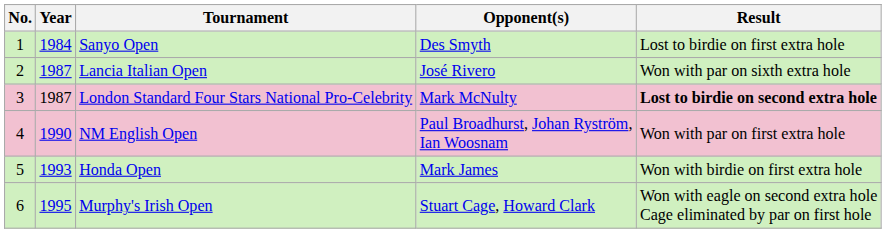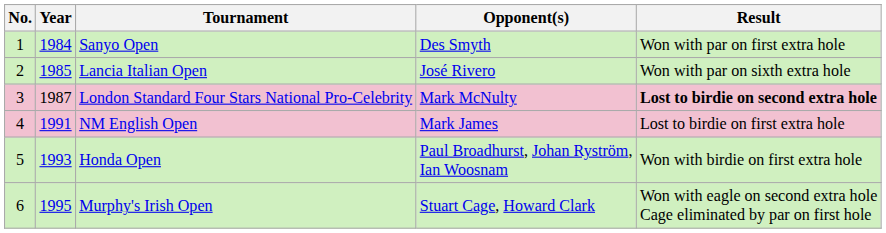(742, 44) Lost to birdie on first extra hole -> (743, 44) Won with par on first extra hole
(56, 71) 1987 -> (56, 71) 1985
(56, 133) 1990 -> (56, 124) 1991
(526, 133) Paul Broadhurst, Johan Ryström, Ian Woosnam -> (459, 124) Mark James
(743, 133) Won with par on first extra hole -> (742, 124) Lost to birdie on first extra hole
(459, 169) Mark James -> (526, 160) Paul Broadhurst, Johan Ryström, Ian Woosnam
